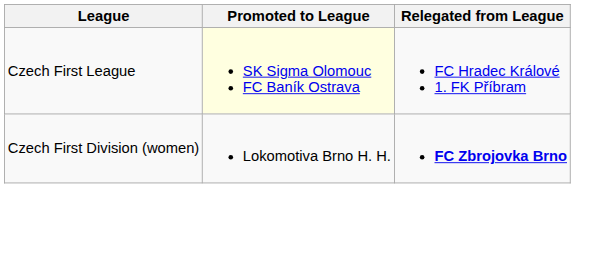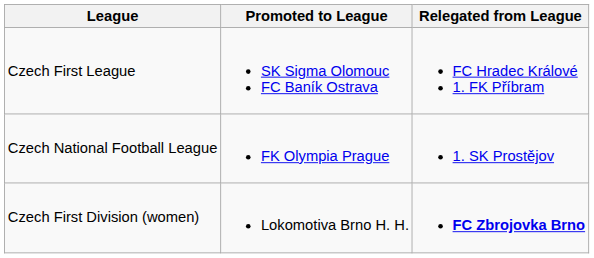(298, 79) lightyellow background -> (317, 79) no background
+ row: (113, 148)
